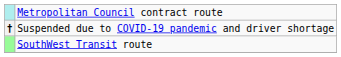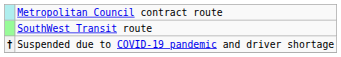rows swapped: (85, 44) <-> (176, 28)
